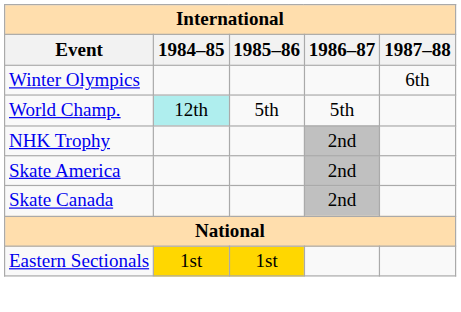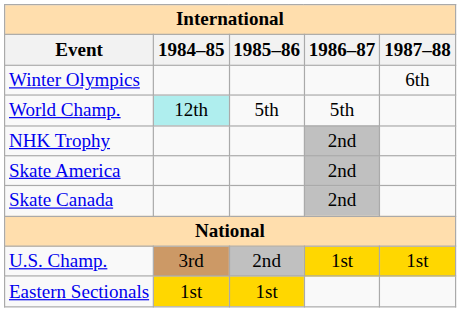+ row: (58, 261)
